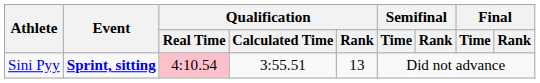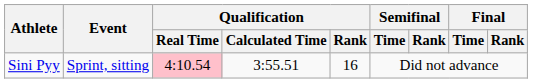(111, 65) bold -> (108, 65) normal
(357, 65) 13 -> (350, 65) 16
